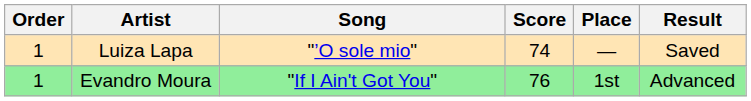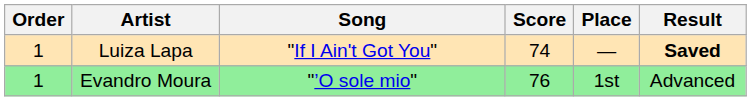(362, 50) "’O sole mio" -> (362, 50) "If I Ain't Got You"
(693, 50) normal -> (693, 50) bold
(362, 80) "If I Ain't Got You" -> (362, 80) "’O sole mio"
